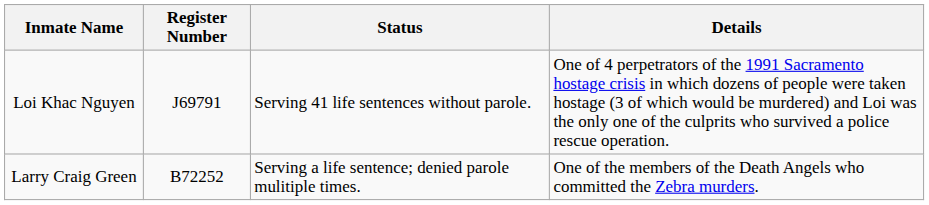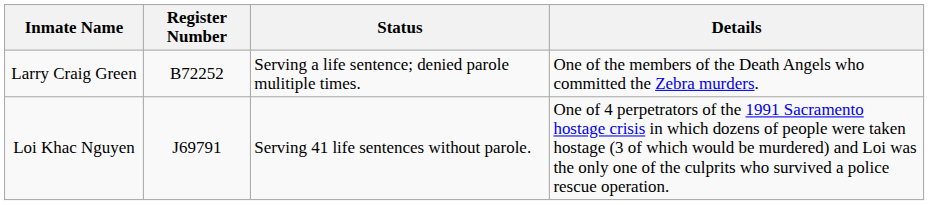rows swapped: (74, 176) <-> (74, 102)
